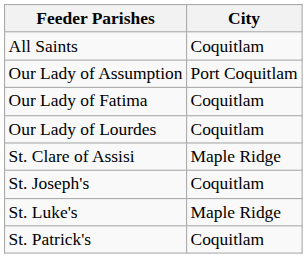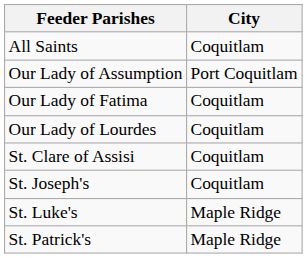(236, 156) Maple Ridge -> (227, 156) Coquitlam
(227, 239) Coquitlam -> (236, 239) Maple Ridge
